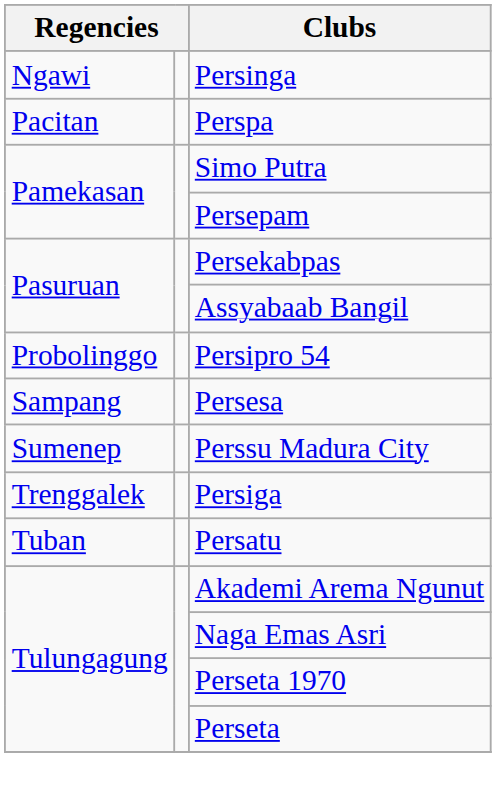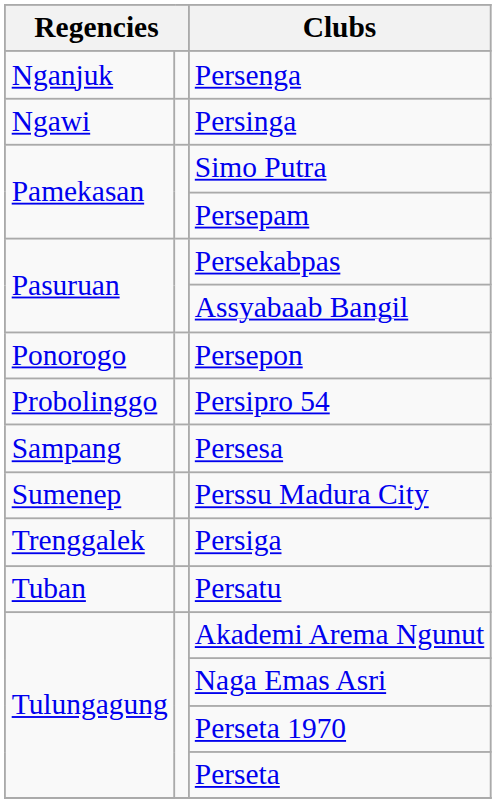+ row: (248, 74)
- row: (234, 121)
+ row: (249, 354)
